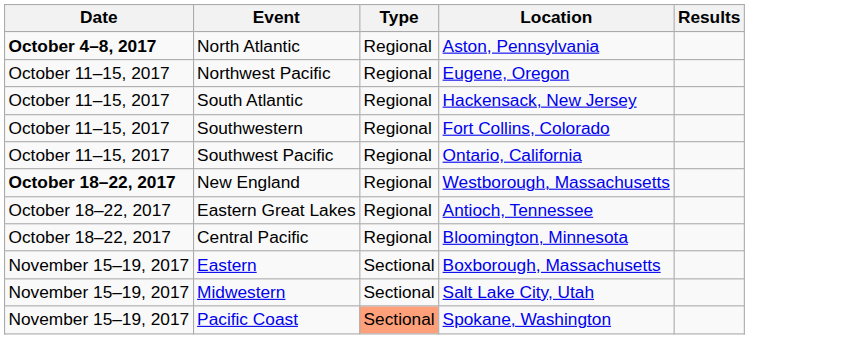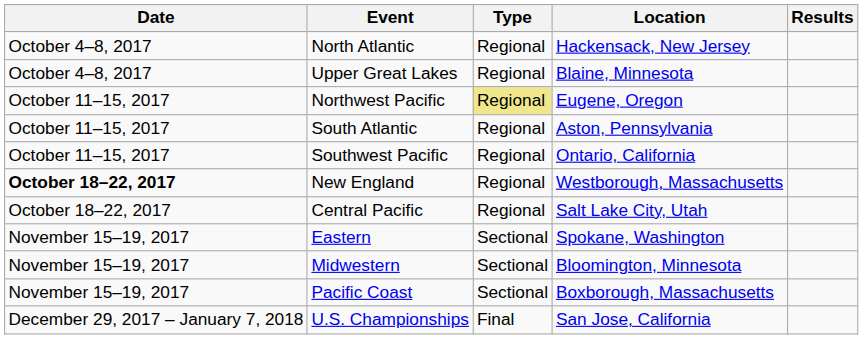(82, 45) bold -> (80, 45) normal
(521, 45) Aston, Pennsylvania -> (653, 45) Hackensack, New Jersey
+ row: (384, 73)
(398, 73) no background -> (511, 100) khaki background
(540, 100) Hackensack, New Jersey -> (634, 127) Aston, Pennsylvania
- row: (250, 127)
- row: (276, 210)
(535, 237) Bloomington, Minnesota -> (632, 210) Salt Lake City, Utah
(552, 264) Boxborough, Massachusetts -> (640, 237) Spokane, Washington
(518, 292) Salt Lake City, Utah -> (649, 264) Bloomington, Minnesota
(399, 319) lightsalmon background -> (512, 292) no background
(527, 319) Spokane, Washington -> (665, 292) Boxborough, Massachusetts
+ row: (390, 319)
